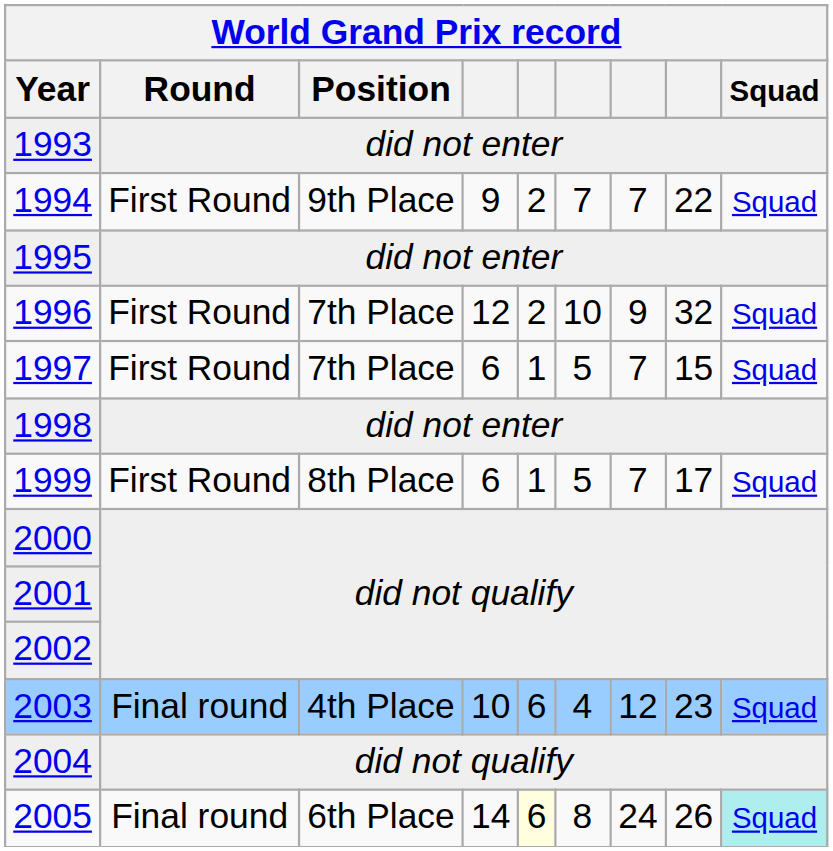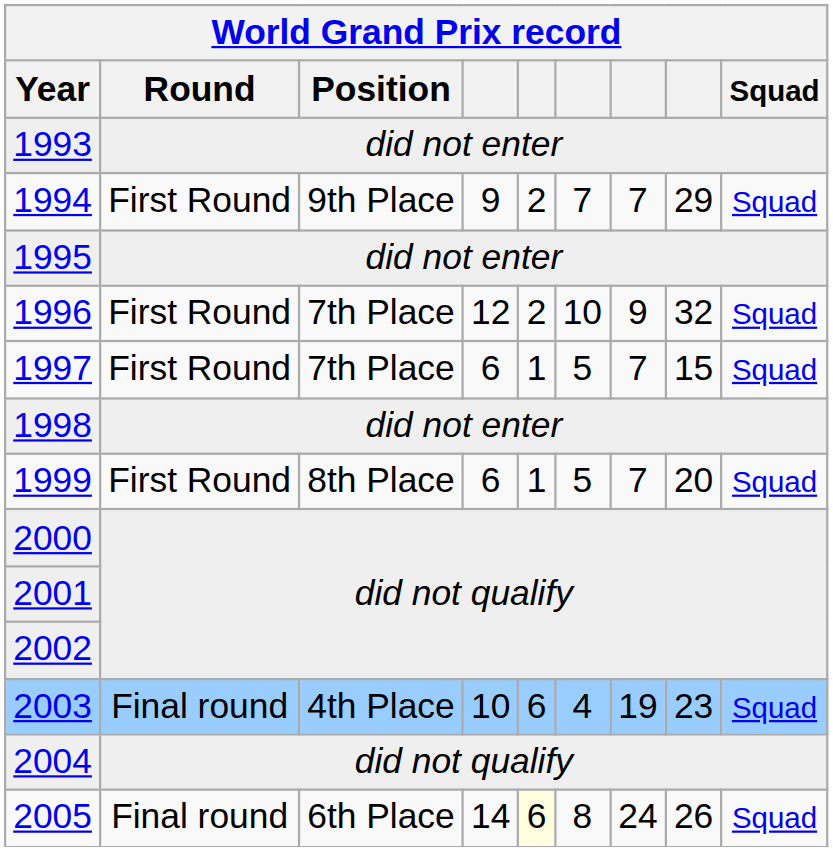(694, 200) 22 -> (694, 200) 29
(694, 481) 17 -> (694, 481) 20
(638, 705) 12 -> (638, 705) 19
(775, 819) paleturquoise background -> (775, 819) no background
